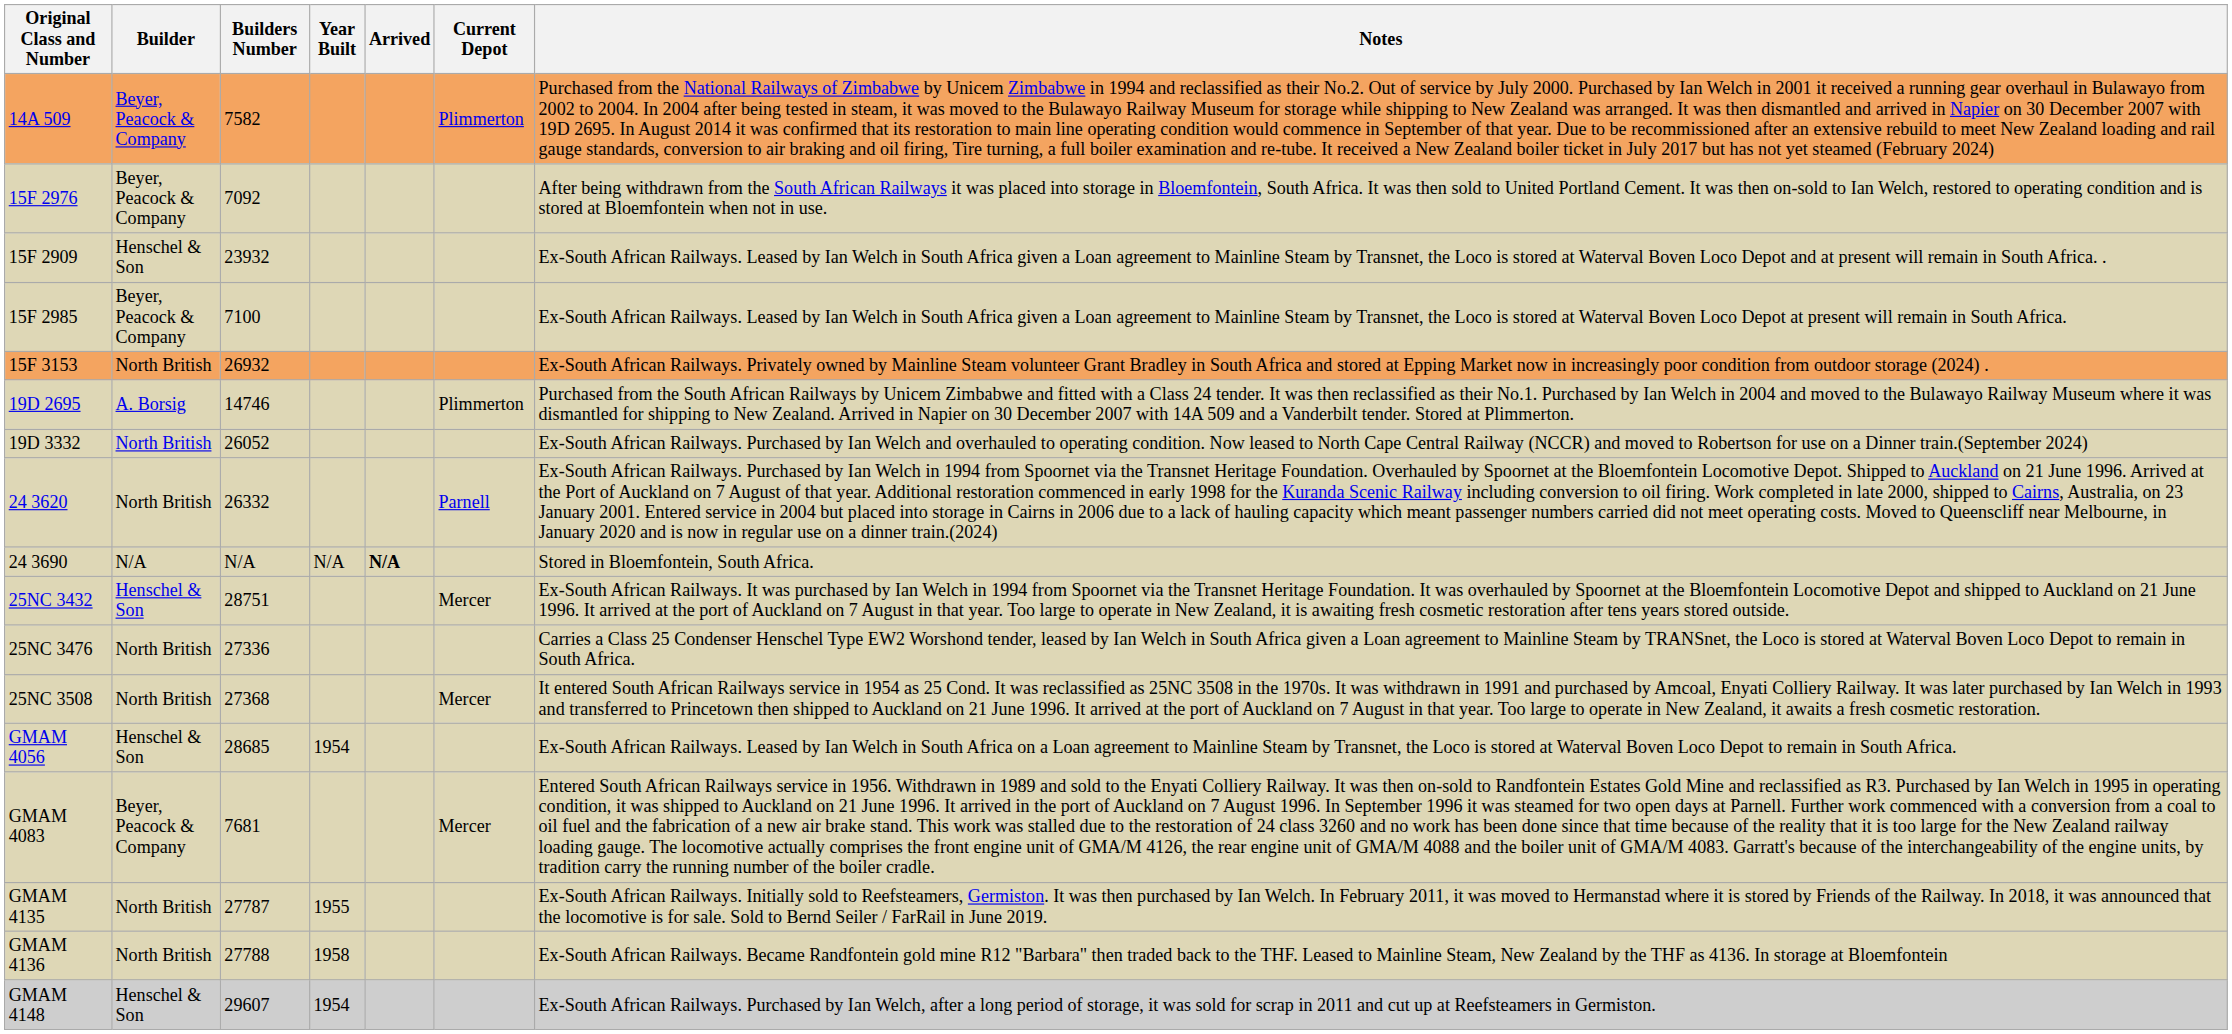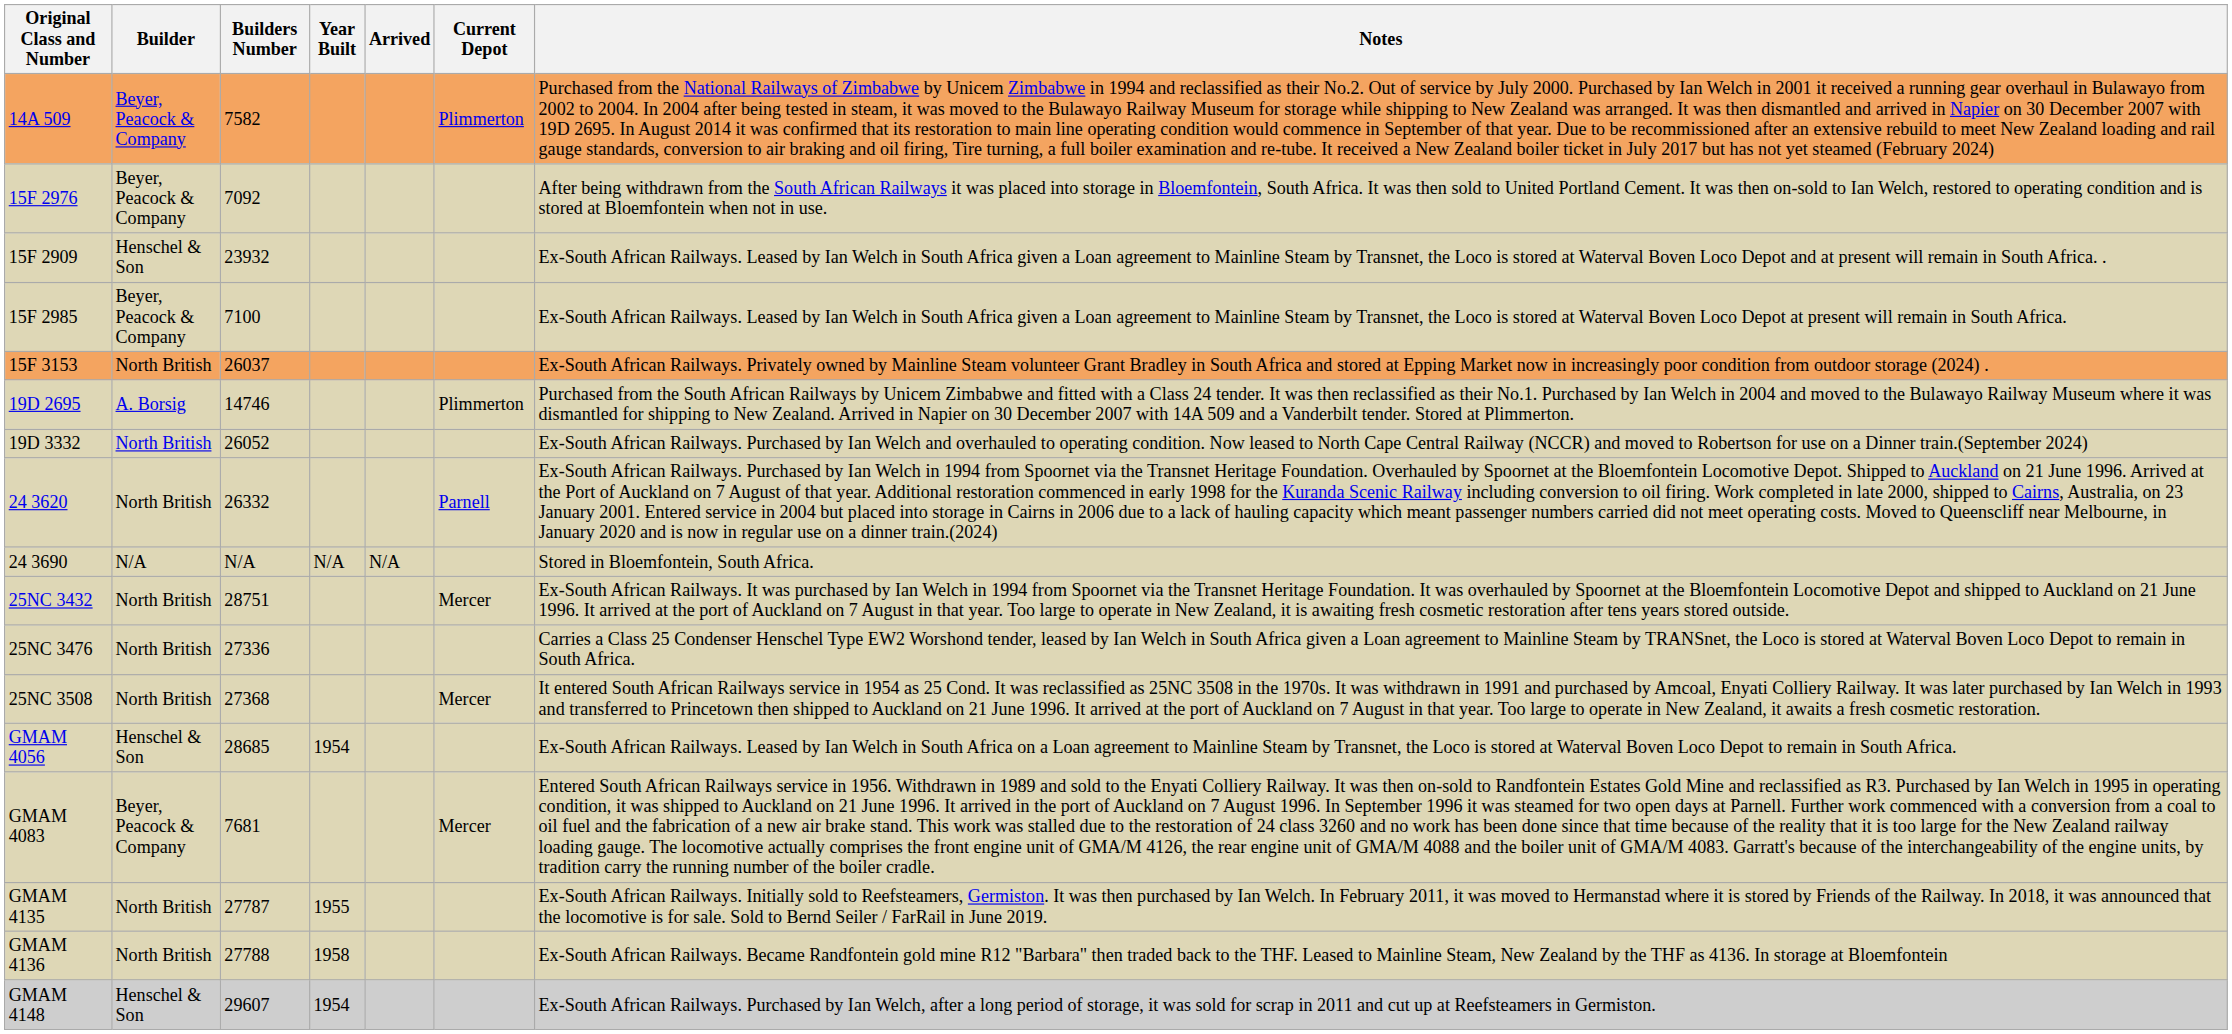(247, 365) 26932 -> (247, 365) 26037
(385, 561) bold -> (385, 561) normal
(158, 600) Henschel & Son -> (163, 600) North British
